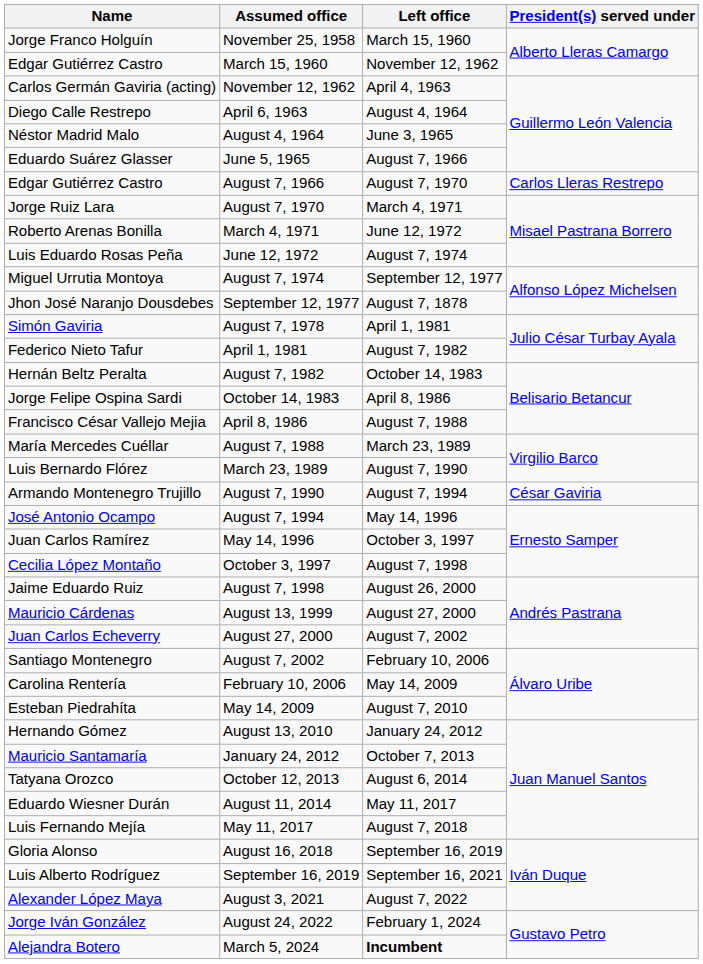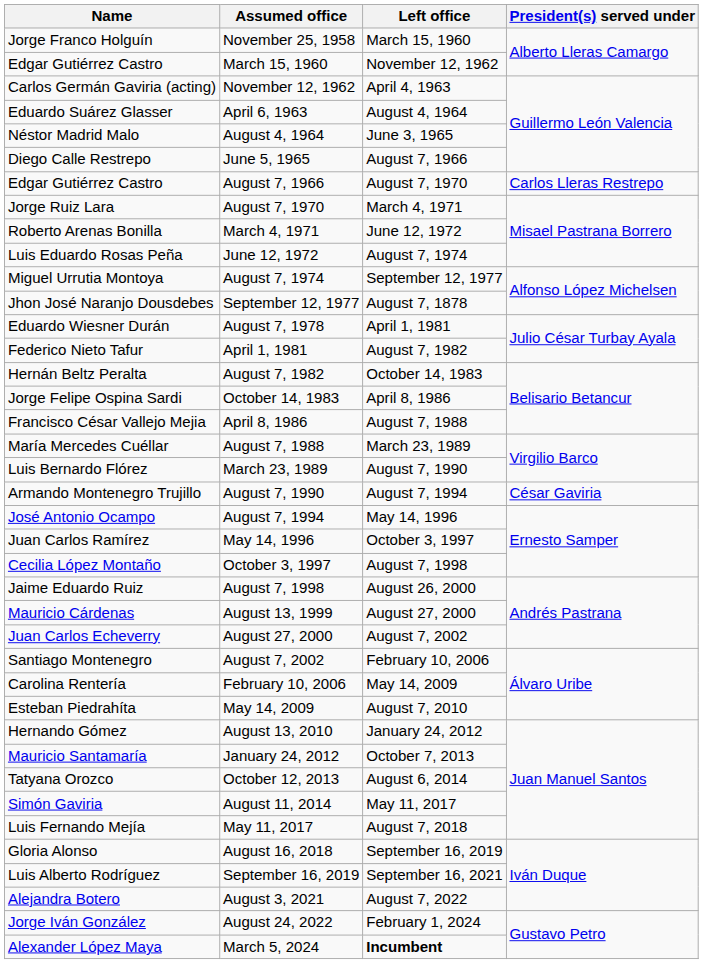(79, 111) Diego Calle Restrepo -> (90, 111) Eduardo Suárez Glasser
(90, 159) Eduardo Suárez Glasser -> (79, 159) Diego Calle Restrepo
(55, 326) Simón Gaviria -> (89, 326) Eduardo Wiesner Durán
(89, 803) Eduardo Wiesner Durán -> (55, 803) Simón Gaviria
(85, 898) Alexander López Maya -> (64, 898) Alejandra Botero
(64, 946) Alejandra Botero -> (85, 946) Alexander López Maya
